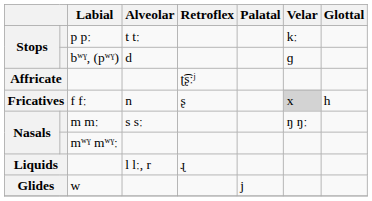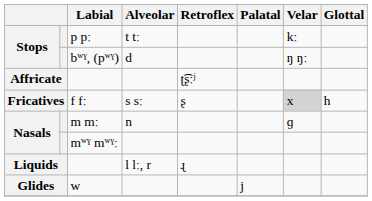(290, 57) ɡ -> (297, 57) ŋ ŋː
(128, 100) n -> (134, 100) s sː
(134, 121) s sː -> (128, 121) n
(297, 121) ŋ ŋː -> (290, 121) ɡ
